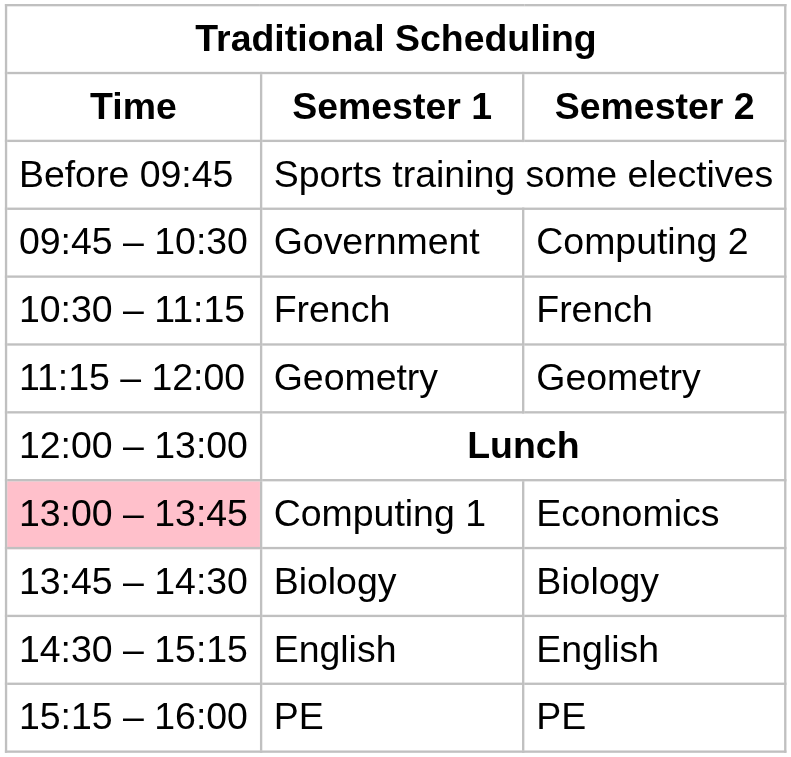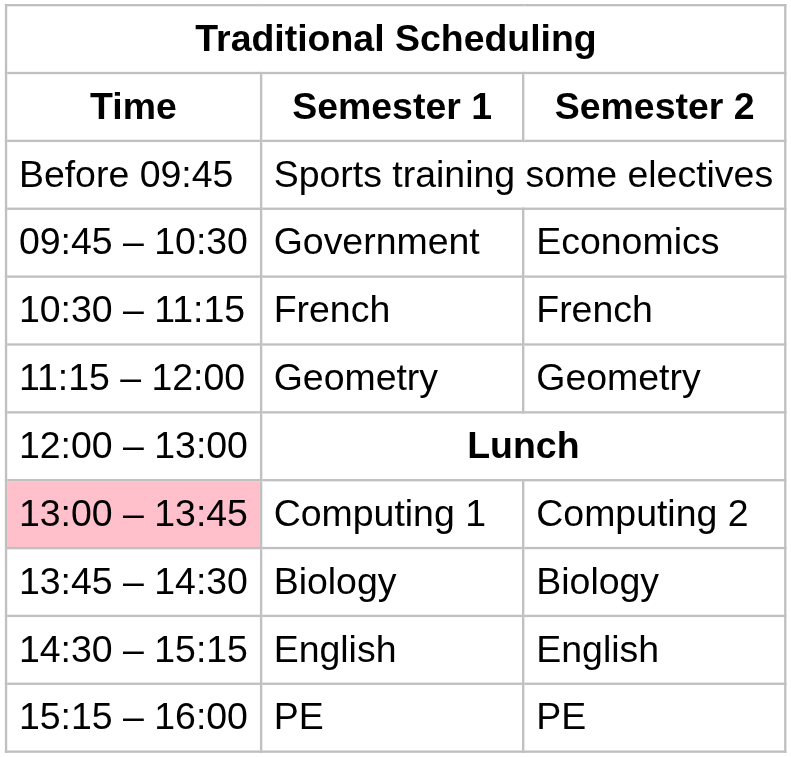(642, 242) Computing 2 -> (628, 242) Economics
(628, 513) Economics -> (642, 513) Computing 2
